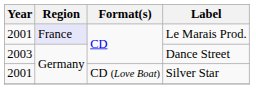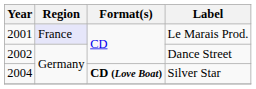(20, 53) 2003 -> (20, 53) 2002
(20, 73) 2001 -> (20, 73) 2004
(125, 73) normal -> (126, 73) bold
